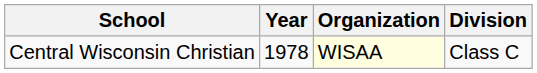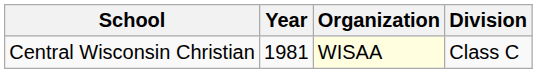(286, 52) 1978 -> (286, 52) 1981
